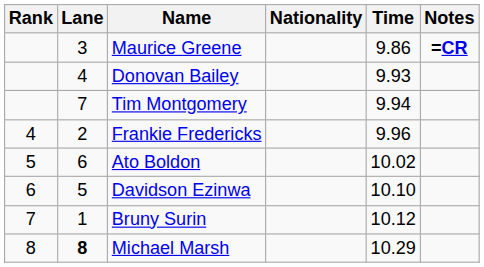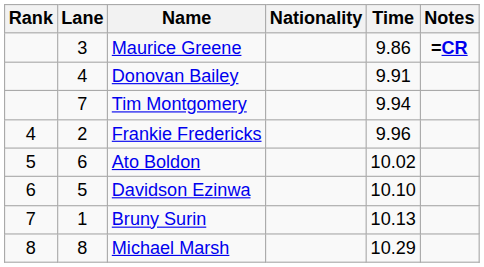(393, 76) 9.93 -> (393, 76) 9.91
(393, 219) 10.12 -> (393, 219) 10.13
(82, 248) bold -> (82, 248) normal
